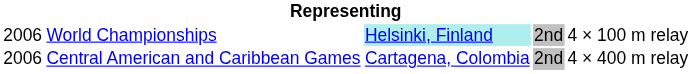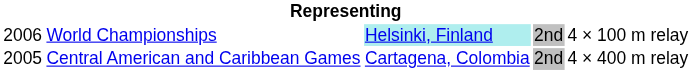(23, 58) 2006 -> (23, 58) 2005
